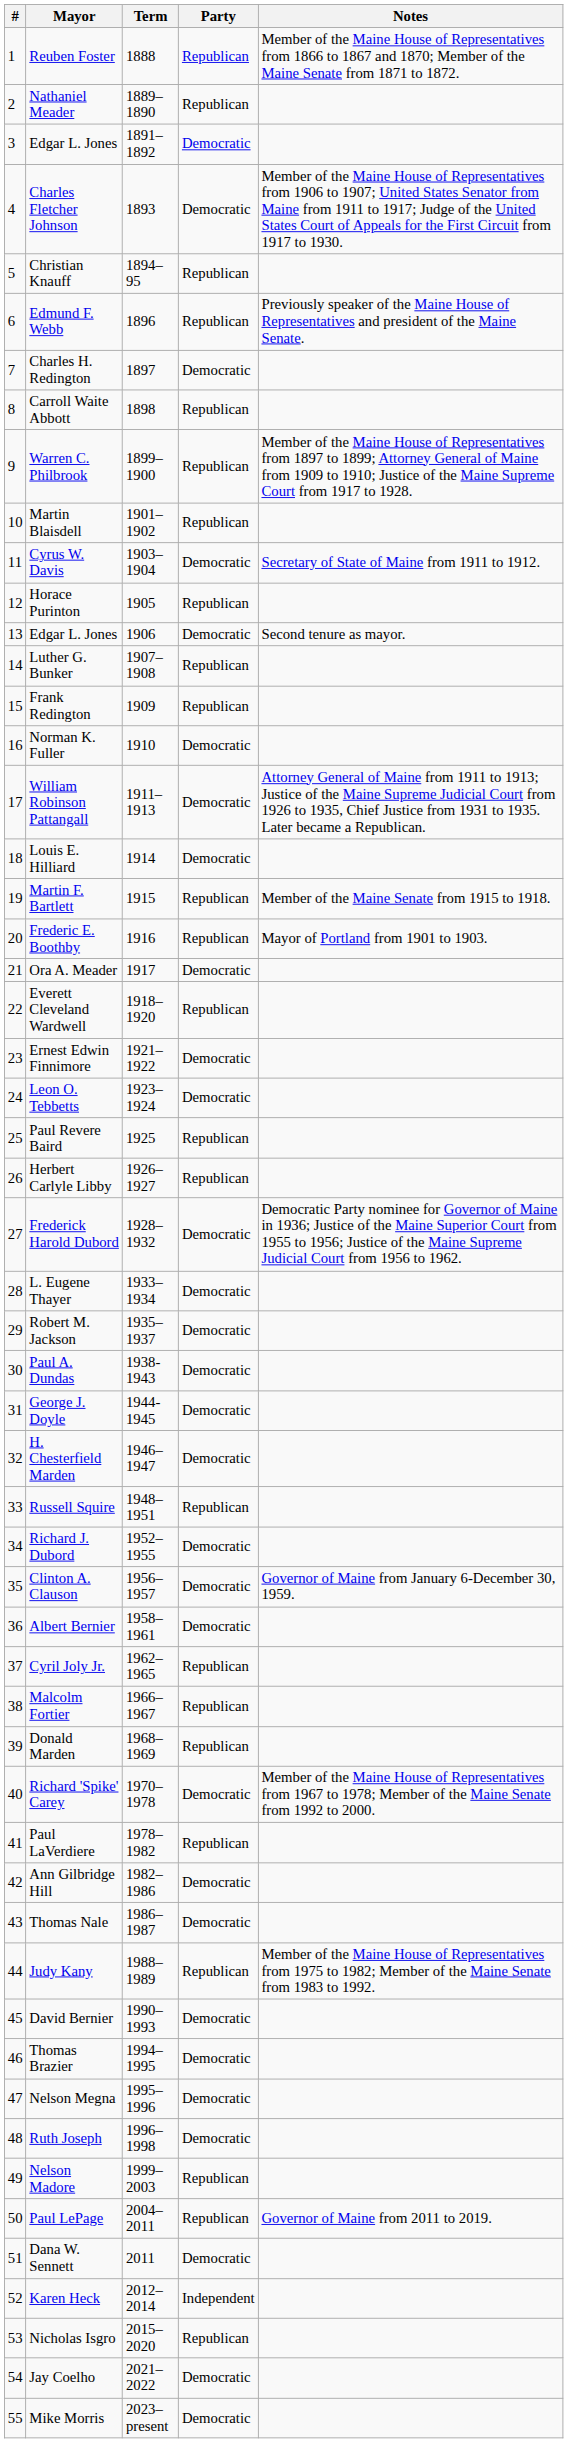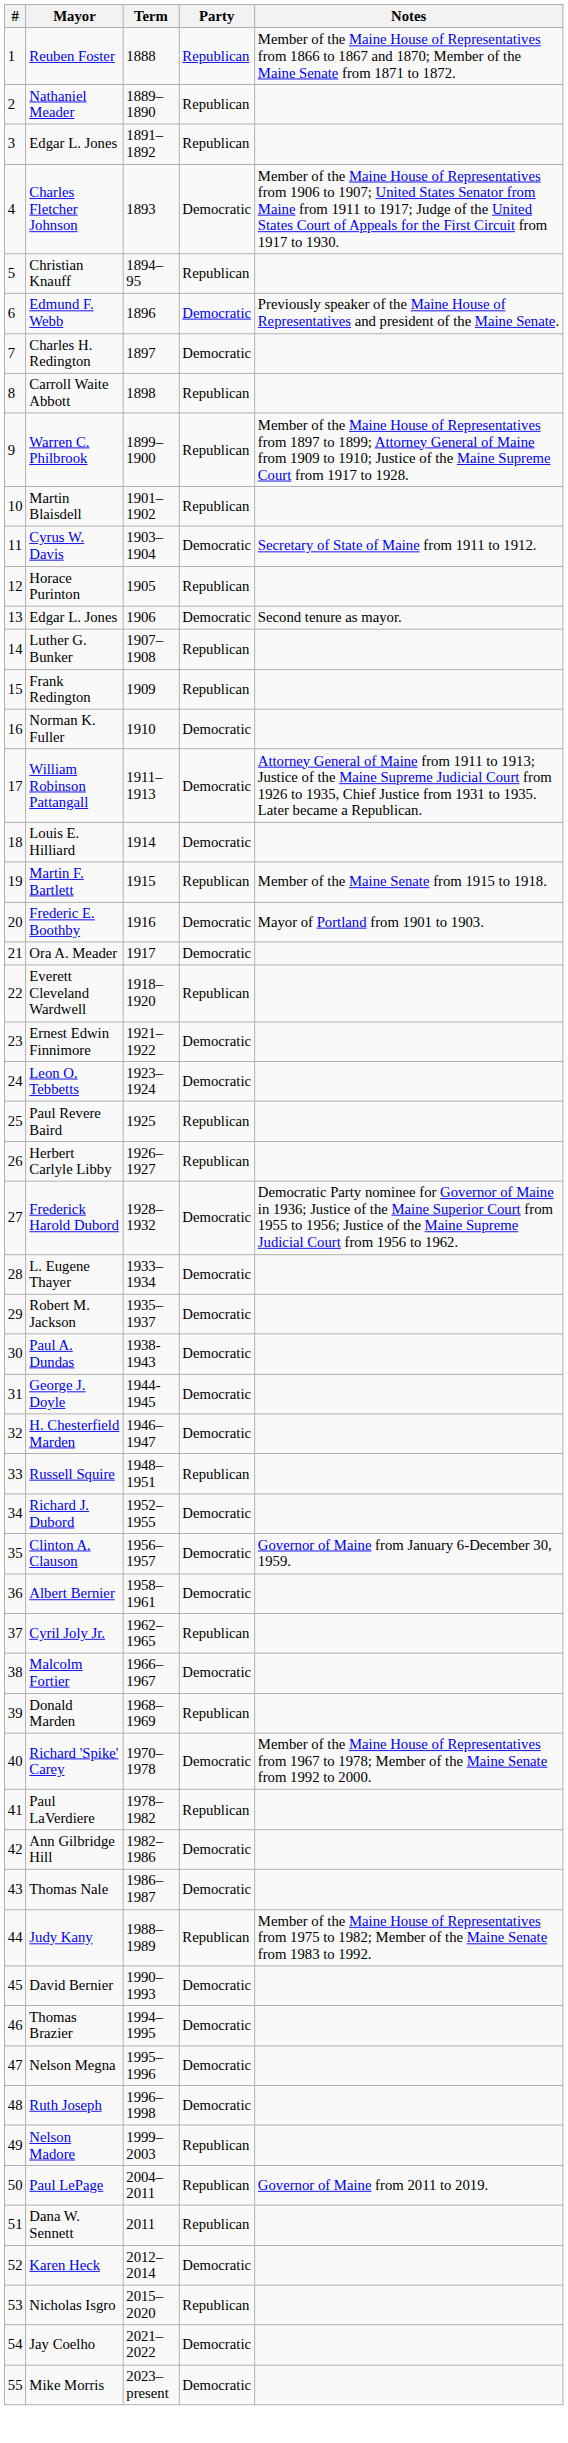(216, 144) Democratic -> (216, 144) Republican
(215, 321) Republican -> (217, 313) Democratic
(215, 938) Republican -> (217, 921) Democratic
(215, 1706) Republican -> (217, 1673) Democratic
(216, 2258) Democratic -> (216, 2225) Republican
(218, 2298) Independent -> (217, 2265) Democratic
